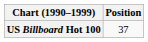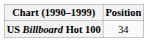(123, 29) 37 -> (123, 29) 34
